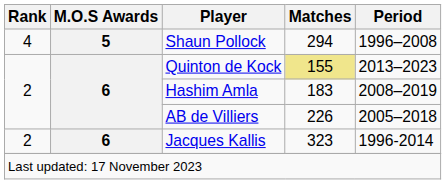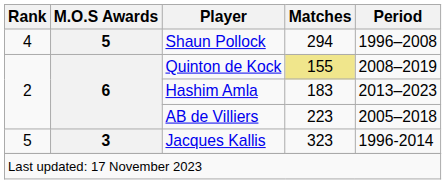(398, 66) 2013–2023 -> (398, 66) 2008–2019
(398, 91) 2008–2019 -> (398, 91) 2013–2023
(320, 116) 226 -> (320, 116) 223
(27, 141) 2 -> (27, 141) 5
(106, 141) 6 -> (106, 141) 3
